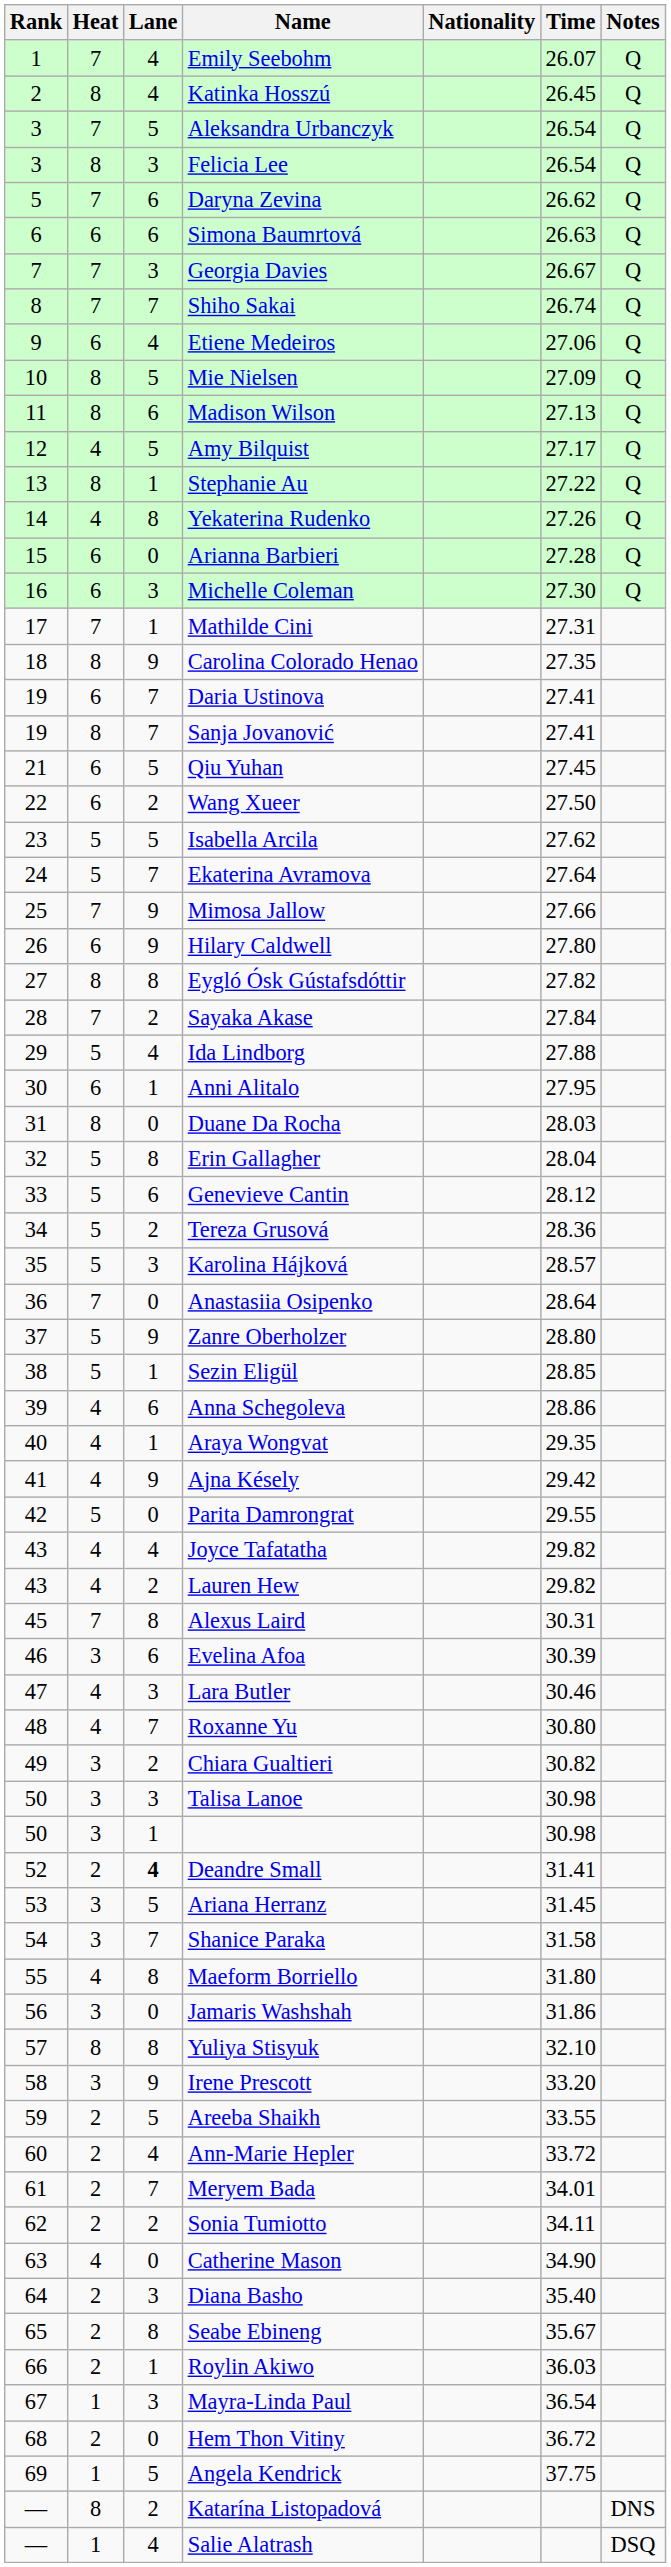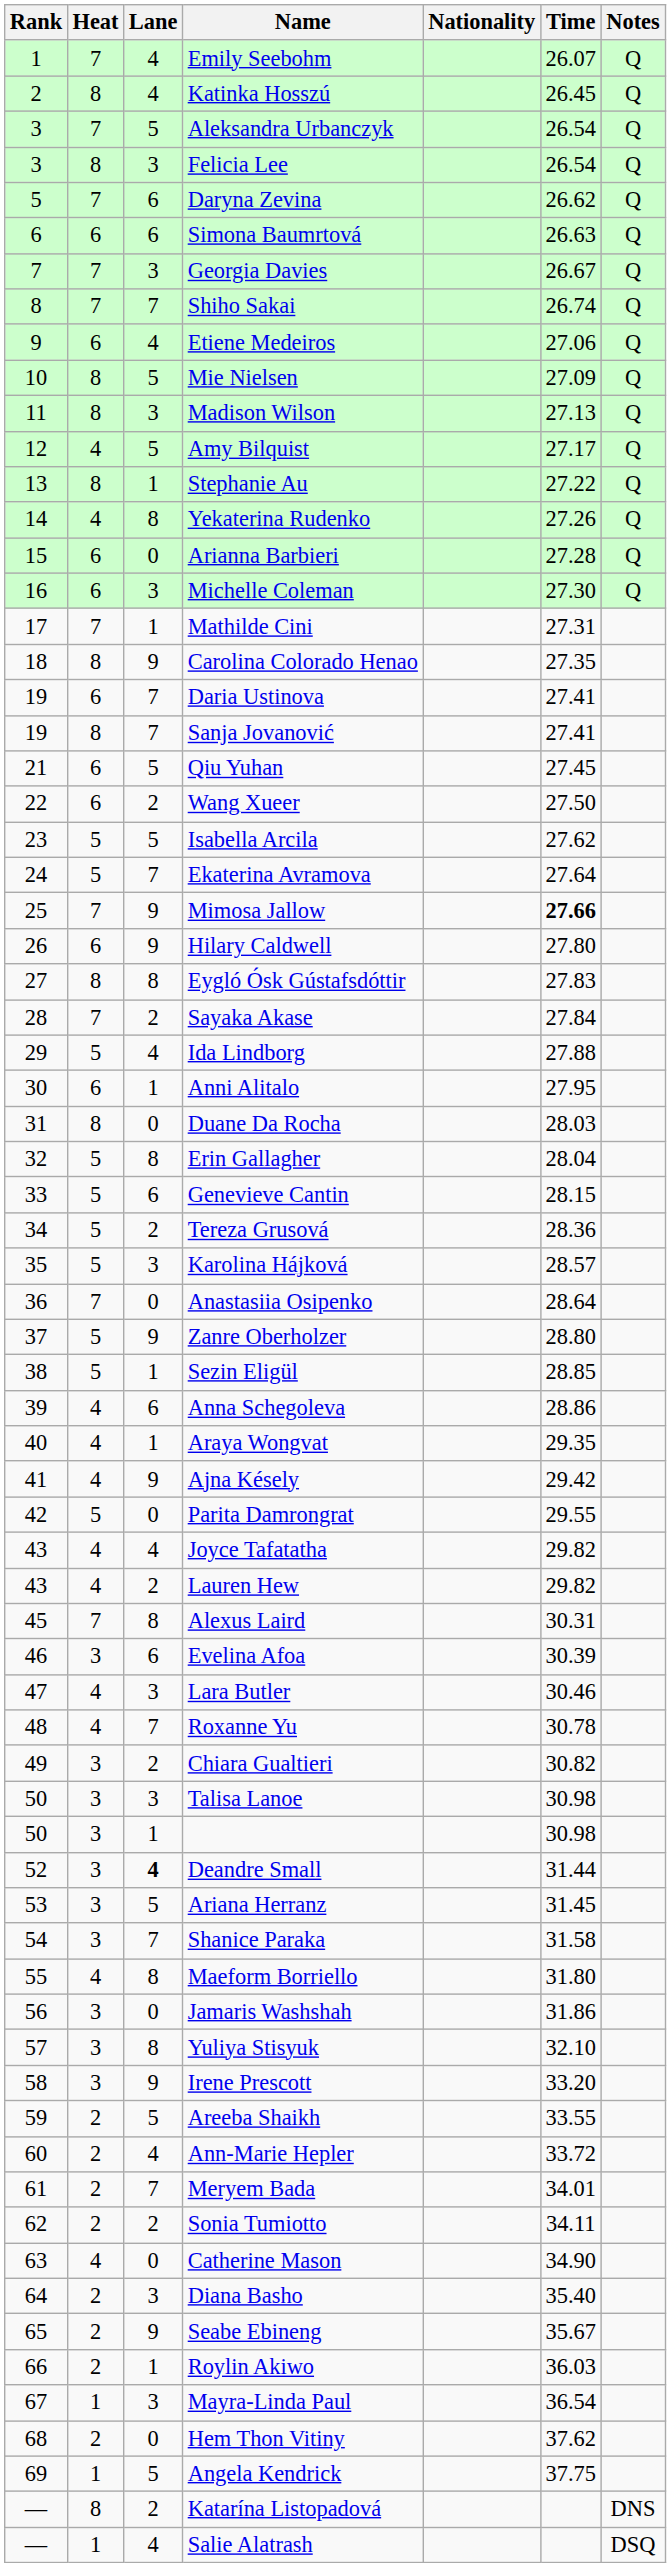(153, 413) 6 -> (153, 413) 3
(571, 910) normal -> (571, 910) bold
(571, 981) 27.82 -> (571, 981) 27.83
(571, 1194) 28.12 -> (571, 1194) 28.15
(571, 1727) 30.80 -> (571, 1727) 30.78
(96, 1869) 2 -> (96, 1869) 3
(571, 1869) 31.41 -> (571, 1869) 31.44
(96, 2047) 8 -> (96, 2047) 3
(153, 2331) 8 -> (153, 2331) 9
(571, 2437) 36.72 -> (571, 2437) 37.62
